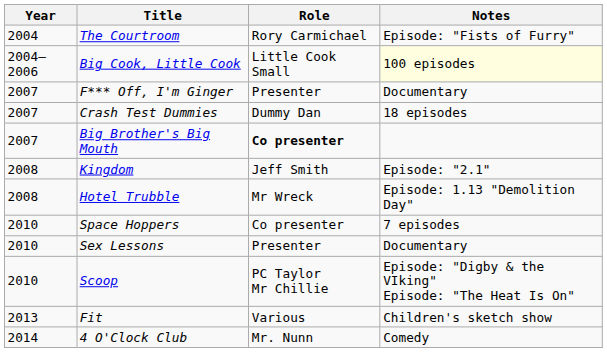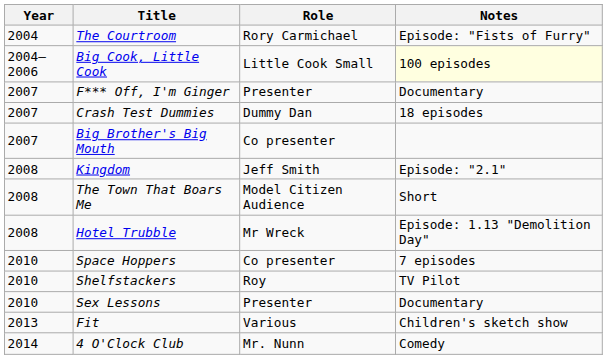(298, 141) bold -> (289, 141) normal
+ row: (149, 197)
+ row: (126, 281)
- row: (99, 281)
